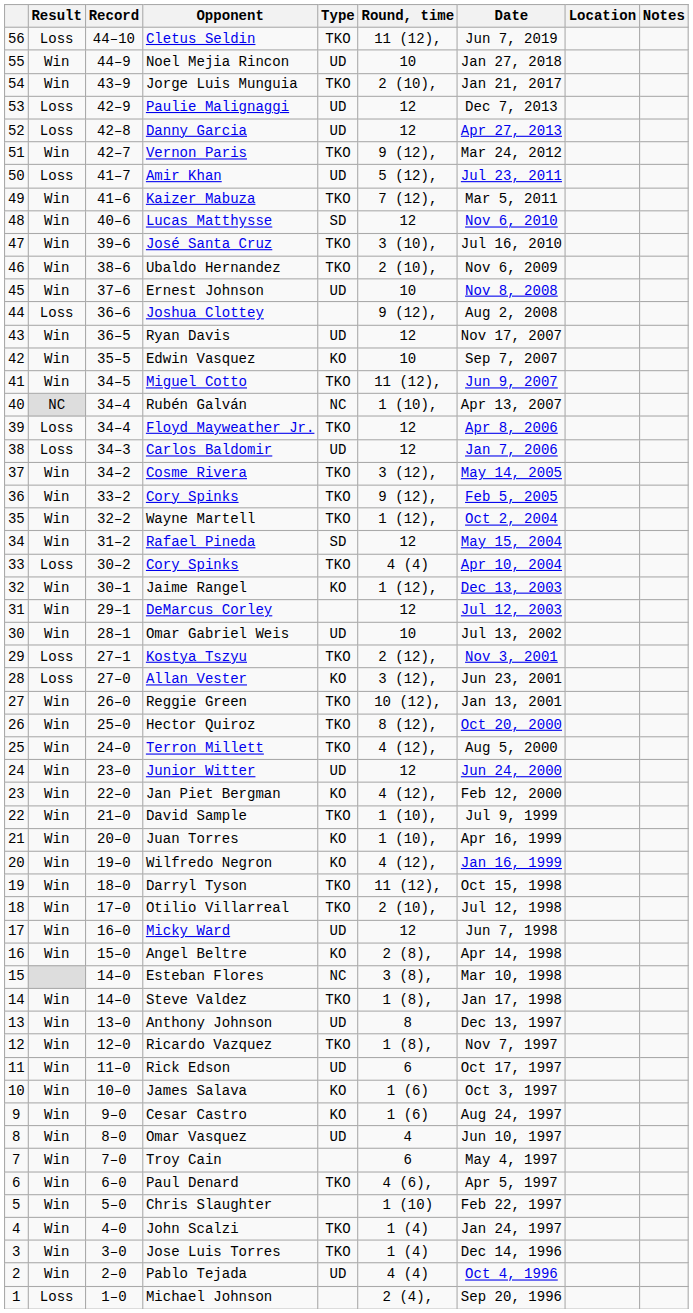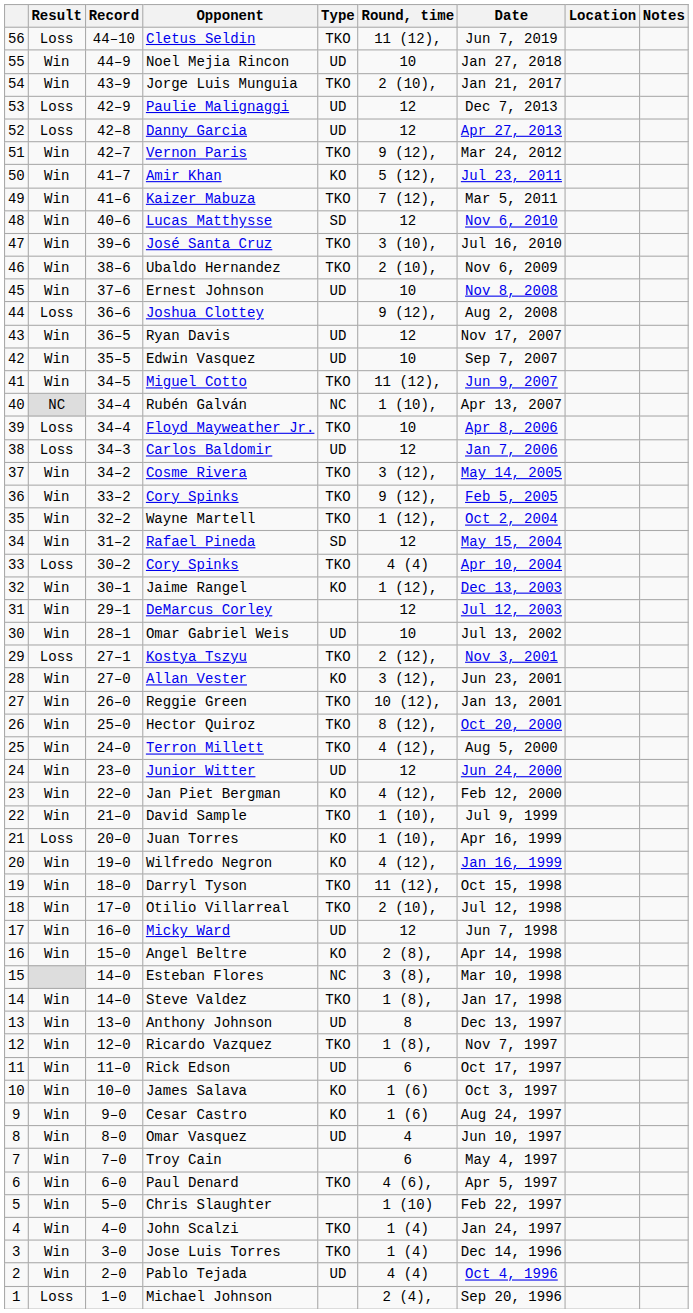(57, 176) Loss -> (57, 176) Win
(338, 176) UD -> (338, 176) KO
(338, 359) KO -> (338, 359) UD
(408, 428) 12 -> (408, 428) 10
(57, 680) Loss -> (57, 680) Win
(57, 840) Win -> (57, 840) Loss
